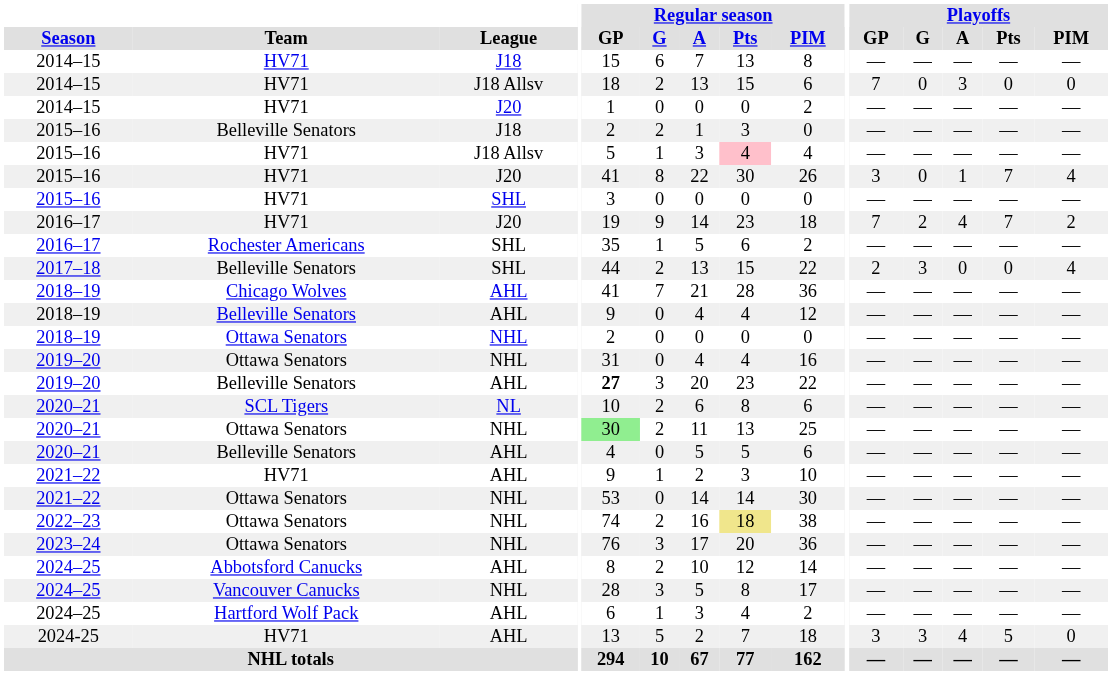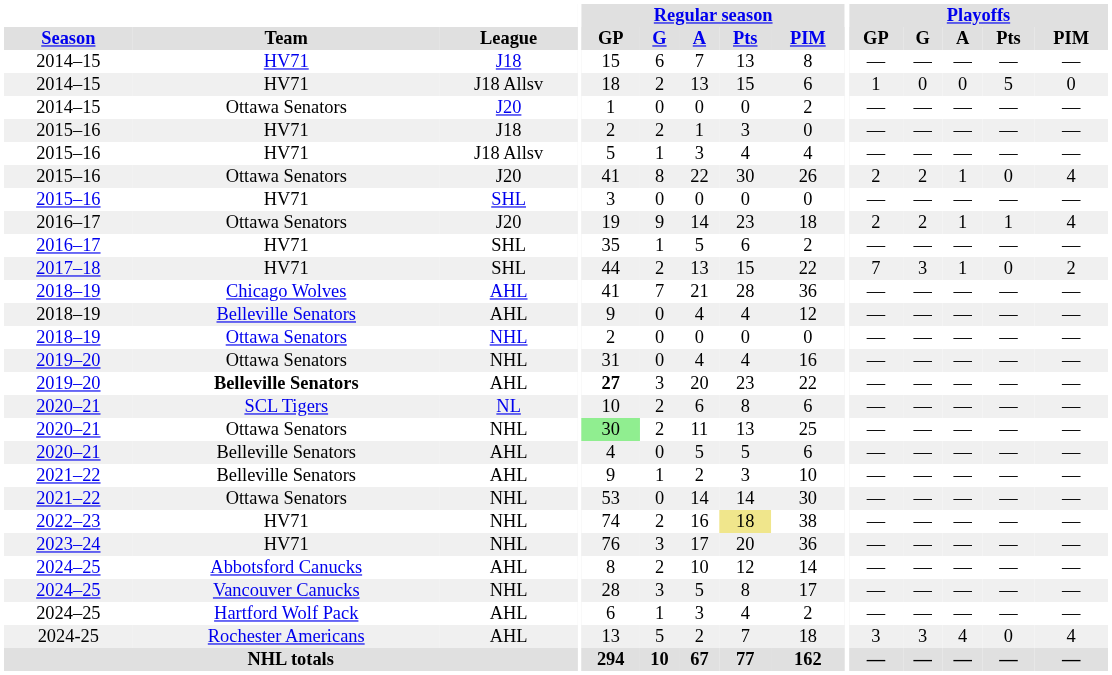(876, 84) 7 -> (876, 84) 1
(963, 84) 3 -> (963, 84) 0
(1008, 84) 0 -> (1008, 84) 5
(286, 107) HV71 -> (286, 107) Ottawa Senators
(286, 130) Belleville Senators -> (286, 130) HV71
(745, 153) pink background -> (745, 153) no background
(286, 176) HV71 -> (286, 176) Ottawa Senators
(876, 176) 3 -> (876, 176) 2
(923, 176) 0 -> (923, 176) 2
(1008, 176) 7 -> (1008, 176) 0
(286, 222) HV71 -> (286, 222) Ottawa Senators
(876, 222) 7 -> (876, 222) 2
(963, 222) 4 -> (963, 222) 1
(1008, 222) 7 -> (1008, 222) 1
(1071, 222) 2 -> (1071, 222) 4
(286, 245) Rochester Americans -> (286, 245) HV71
(286, 268) Belleville Senators -> (286, 268) HV71
(876, 268) 2 -> (876, 268) 7
(963, 268) 0 -> (963, 268) 1
(1071, 268) 4 -> (1071, 268) 2
(286, 383) normal -> (286, 383) bold
(286, 475) HV71 -> (286, 475) Belleville Senators
(286, 521) Ottawa Senators -> (286, 521) HV71
(286, 544) Ottawa Senators -> (286, 544) HV71
(286, 636) HV71 -> (286, 636) Rochester Americans
(1008, 636) 5 -> (1008, 636) 0
(1071, 636) 0 -> (1071, 636) 4
